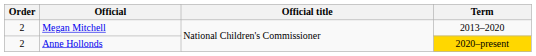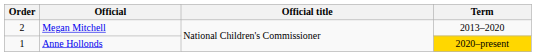(22, 43) 2 -> (22, 43) 1
